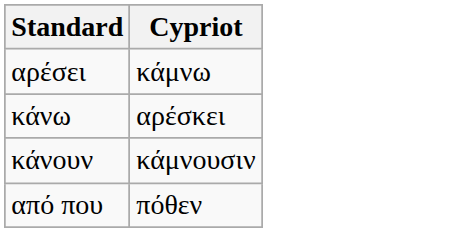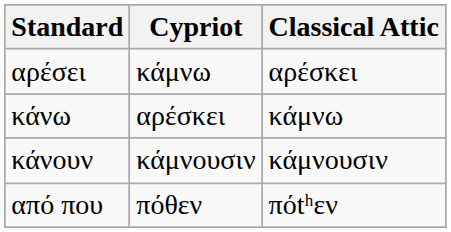+ column: (354, 26)
